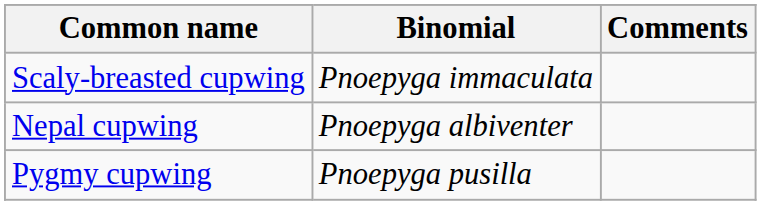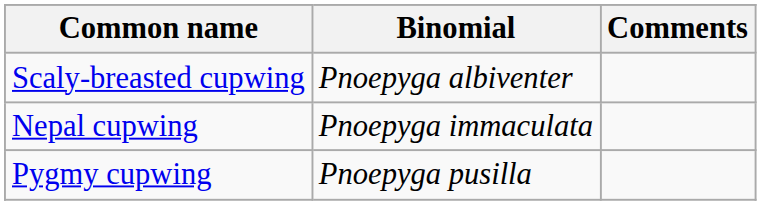(456, 77) Pnoepyga immaculata -> (446, 77) Pnoepyga albiventer
(446, 125) Pnoepyga albiventer -> (456, 125) Pnoepyga immaculata
